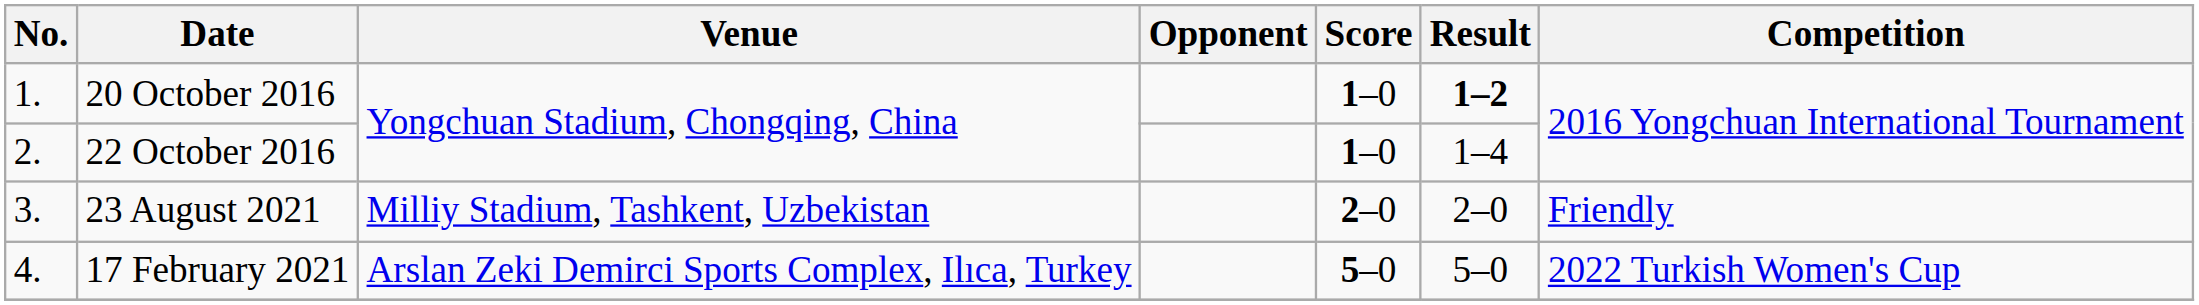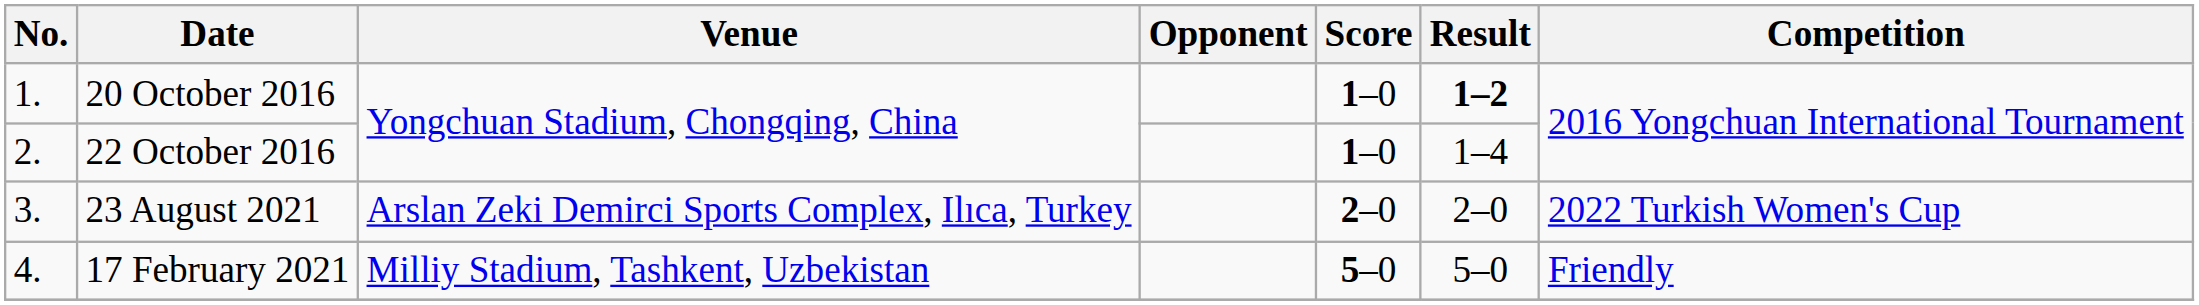(648, 210) Milliy Stadium, Tashkent, Uzbekistan -> (749, 210) Arslan Zeki Demirci Sports Complex, Ilıca, Turkey
(1611, 210) Friendly -> (1754, 210) 2022 Turkish Women's Cup
(749, 269) Arslan Zeki Demirci Sports Complex, Ilıca, Turkey -> (648, 269) Milliy Stadium, Tashkent, Uzbekistan
(1754, 269) 2022 Turkish Women's Cup -> (1611, 269) Friendly
